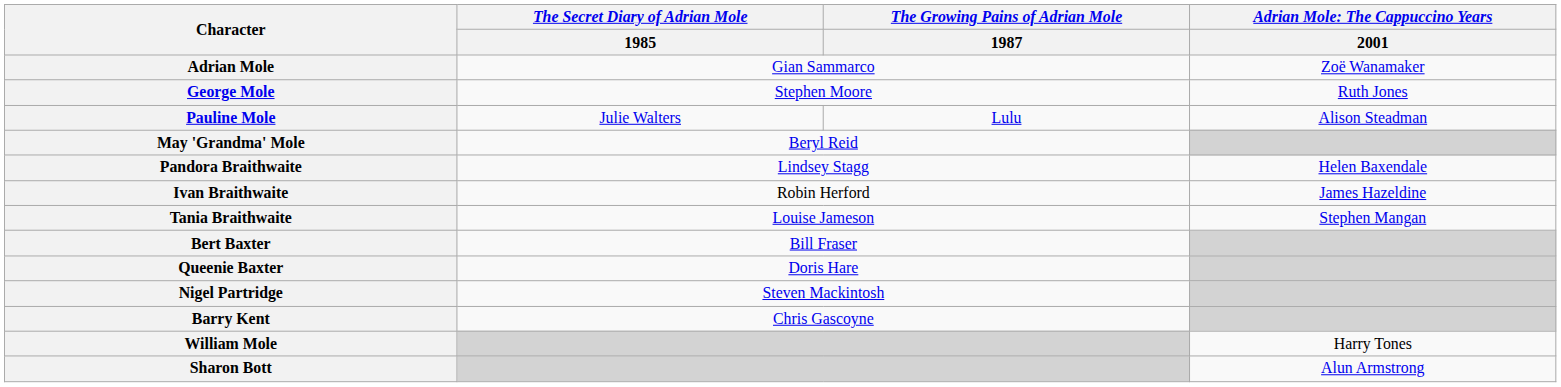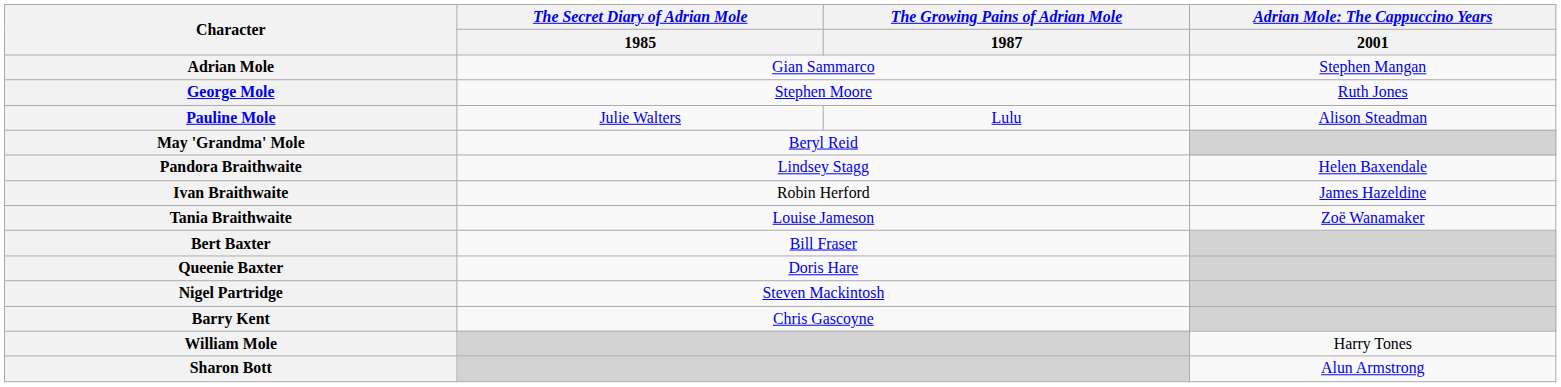(1373, 67) Zoë Wanamaker -> (1373, 67) Stephen Mangan
(1373, 218) Stephen Mangan -> (1373, 218) Zoë Wanamaker
